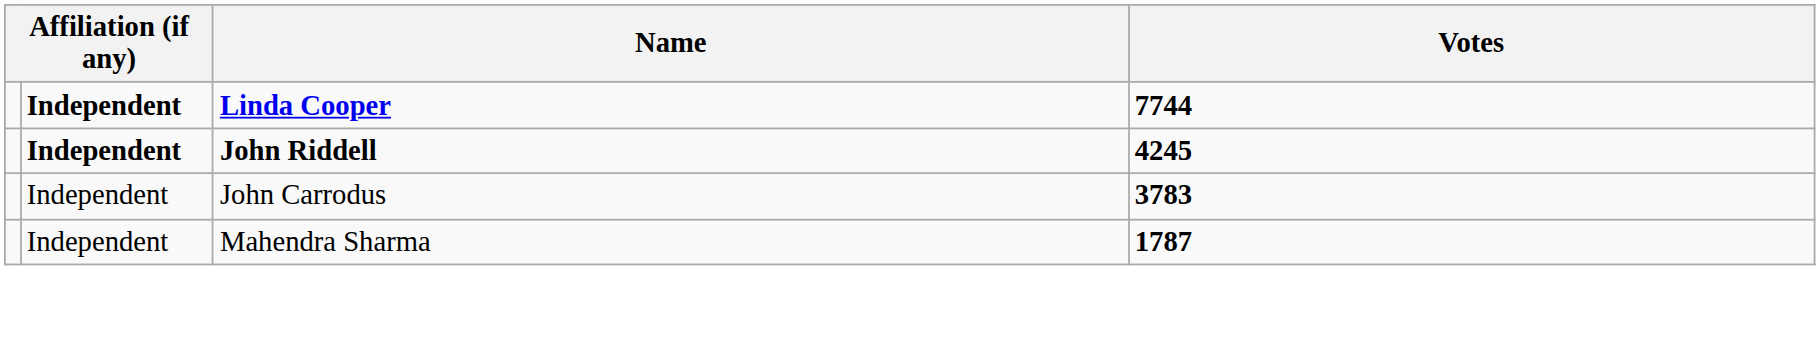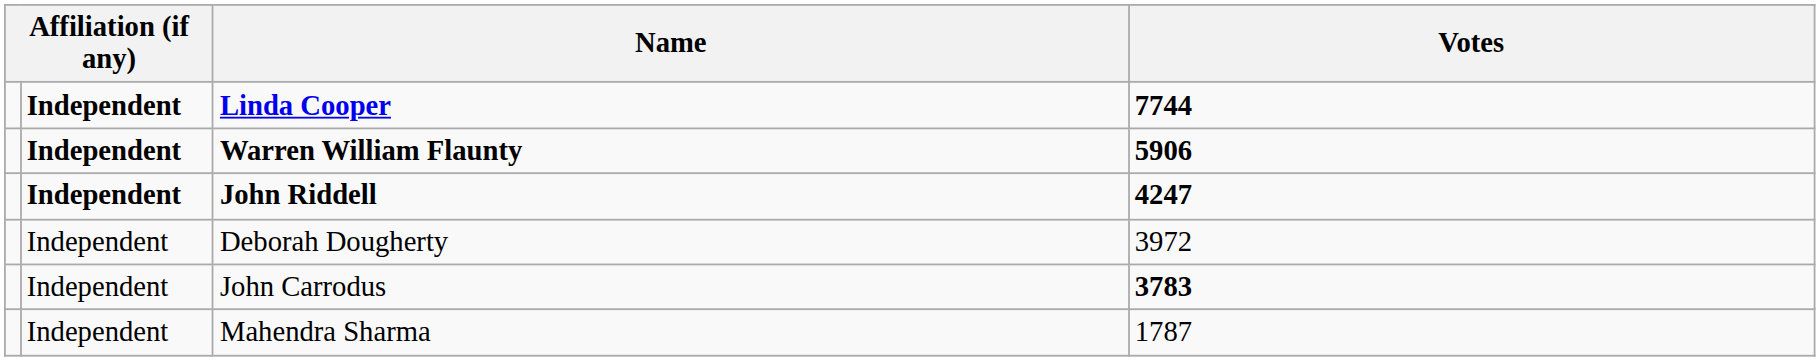+ row: (371, 150)
(1163, 150) 4245 -> (1163, 195) 4247
+ row: (334, 241)
(1163, 241) bold -> (1163, 331) normal
